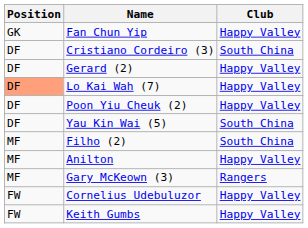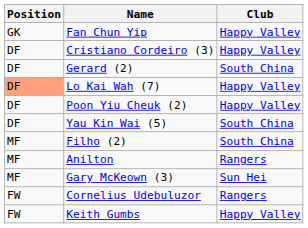(257, 50) South China -> (260, 50) Happy Valley
(260, 68) Happy Valley -> (257, 68) South China
(260, 159) Happy Valley -> (243, 159) Rangers
(243, 178) Rangers -> (243, 178) Sun Hei
(260, 196) Happy Valley -> (243, 196) Rangers
